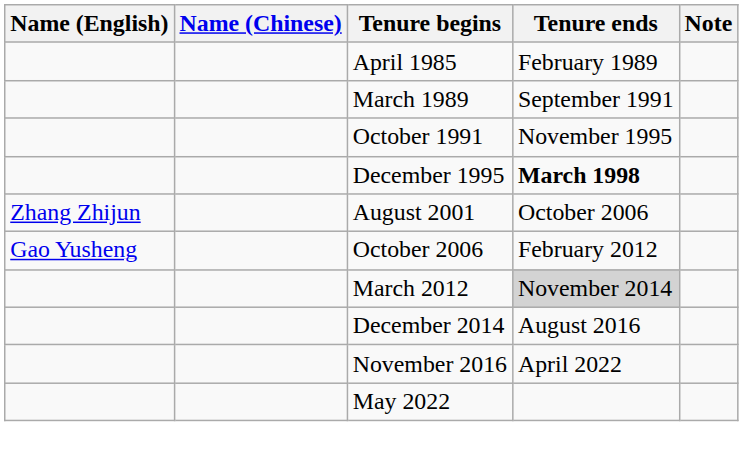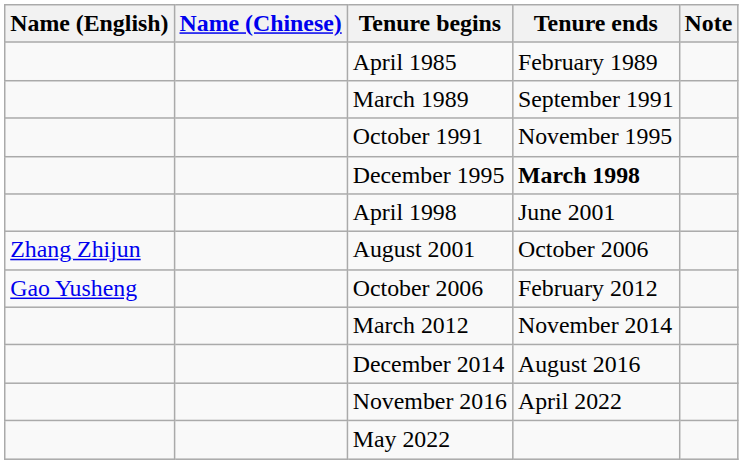+ row: (405, 212)
(595, 288) lightgrey background -> (595, 325) no background
